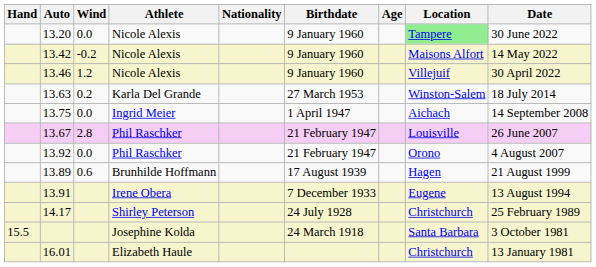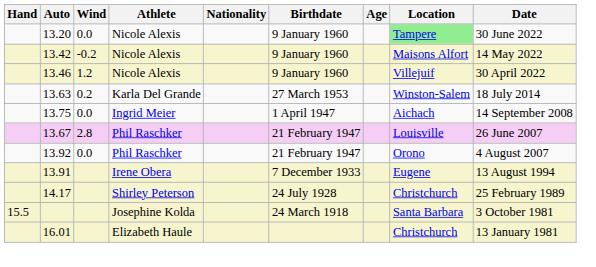- row: (57, 172)
